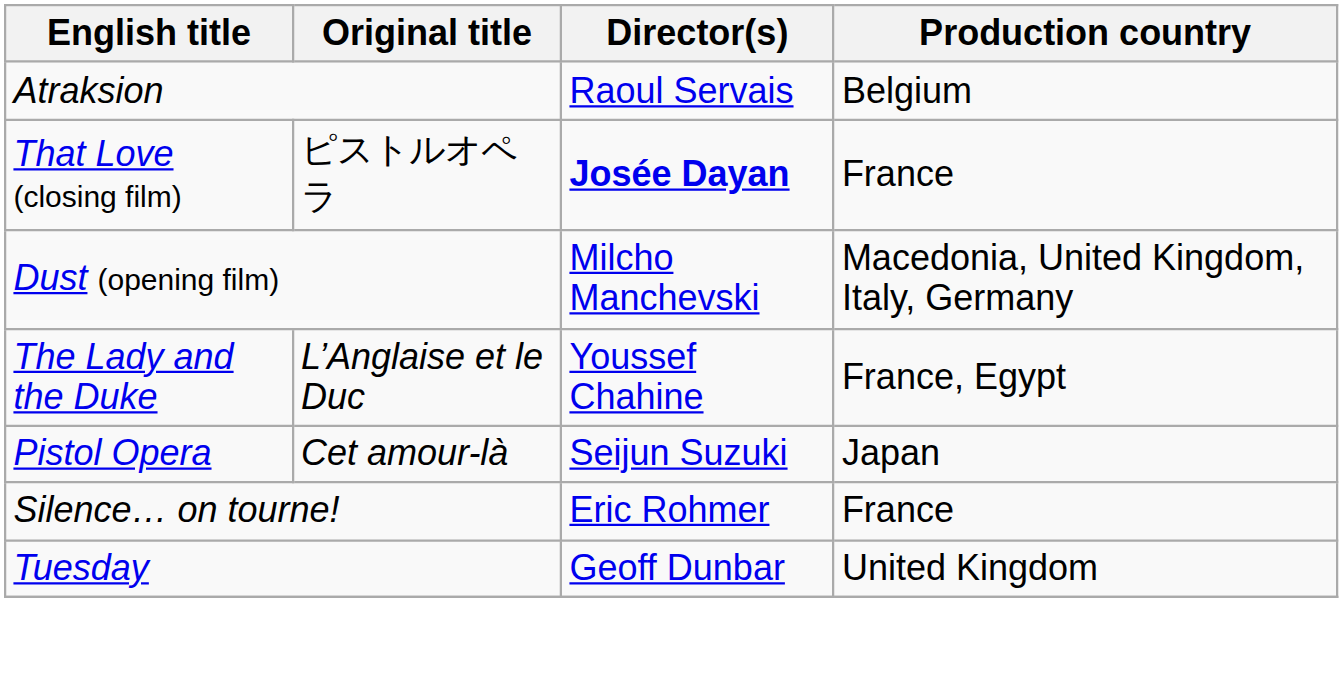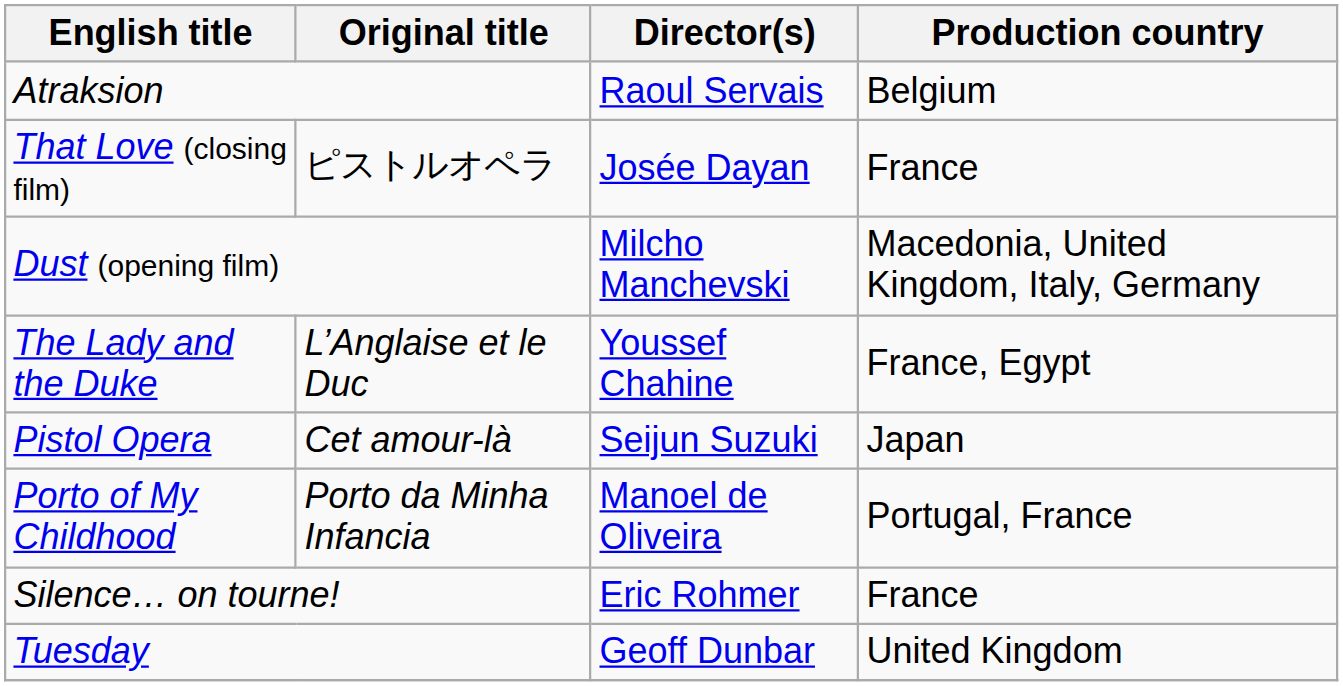(679, 174) bold -> (705, 167) normal
+ row: (105, 517)
